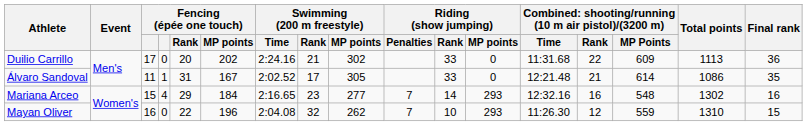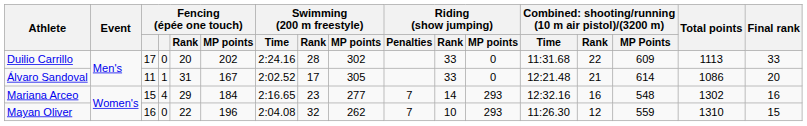(313, 60) 21 -> (313, 60) 28
(774, 60) 36 -> (774, 60) 33
(774, 77) 35 -> (774, 77) 20
